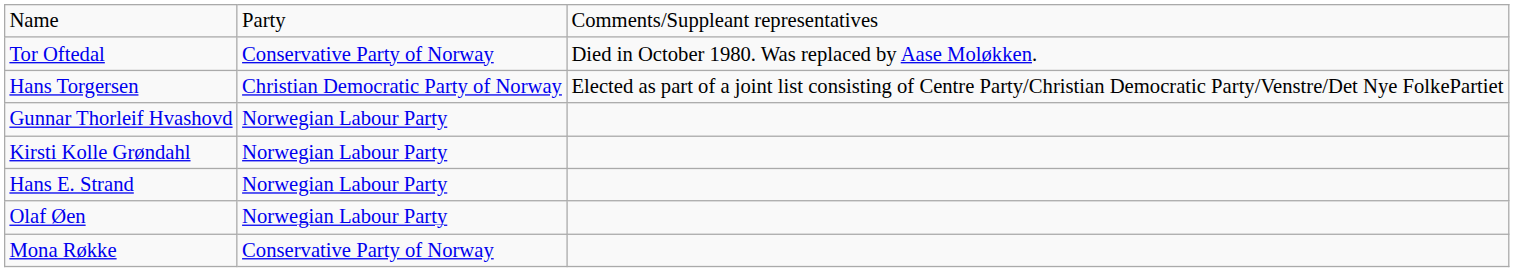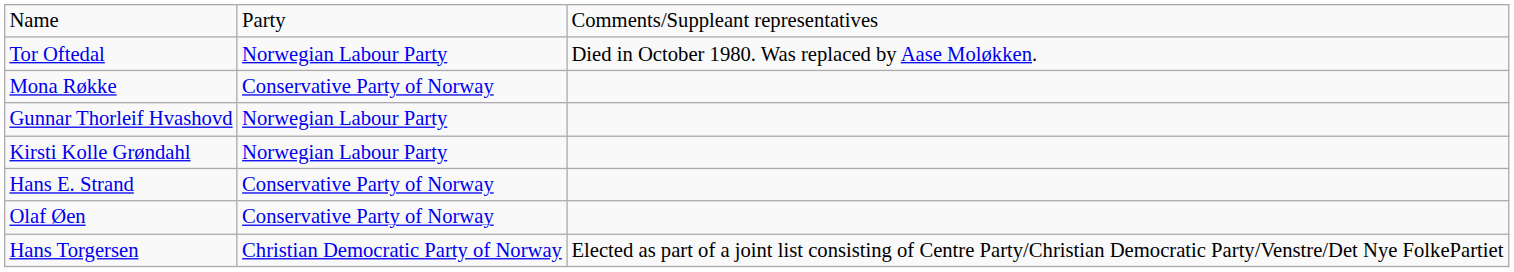(368, 53) Conservative Party of Norway -> (345, 53) Norwegian Labour Party
rows swapped: (63, 250) <-> (74, 86)
(345, 184) Norwegian Labour Party -> (368, 184) Conservative Party of Norway
(345, 217) Norwegian Labour Party -> (368, 217) Conservative Party of Norway
